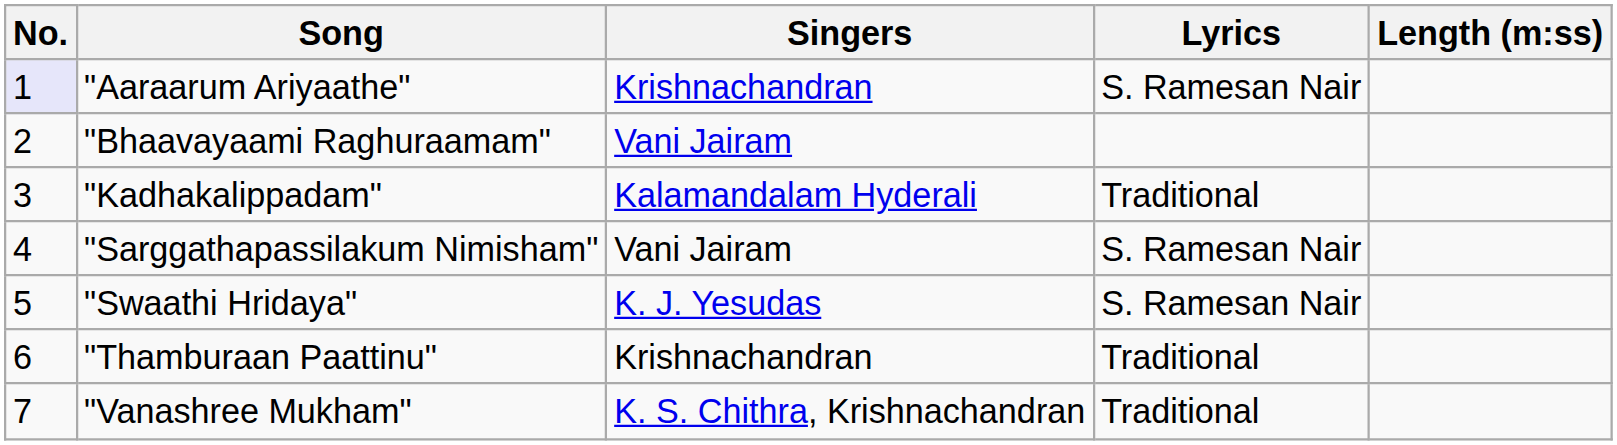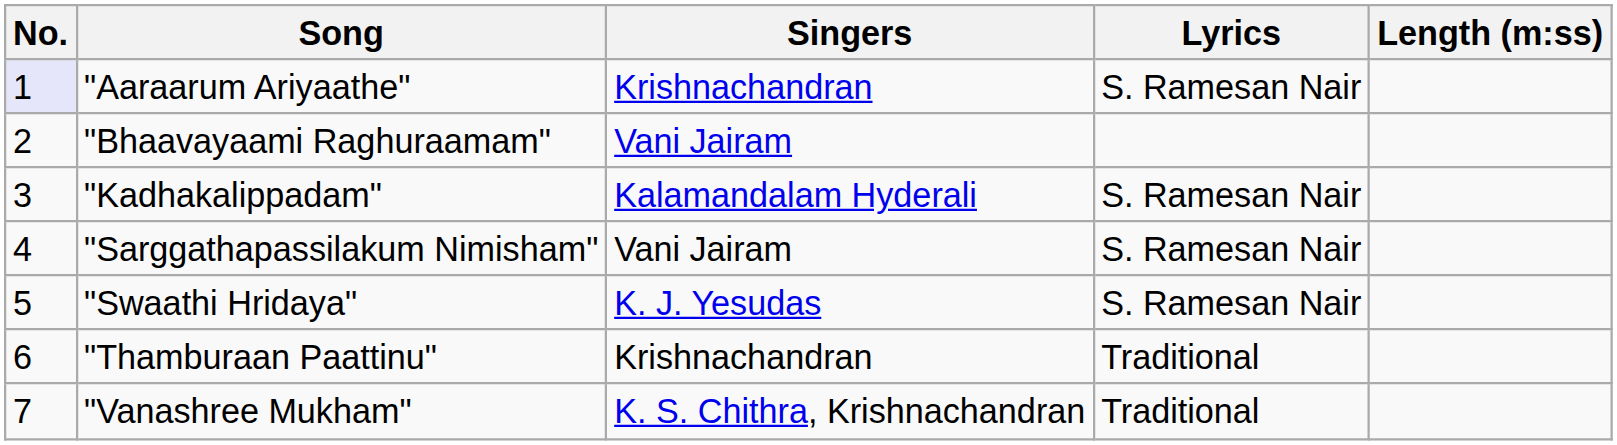(1180, 195) Traditional -> (1231, 195) S. Ramesan Nair
